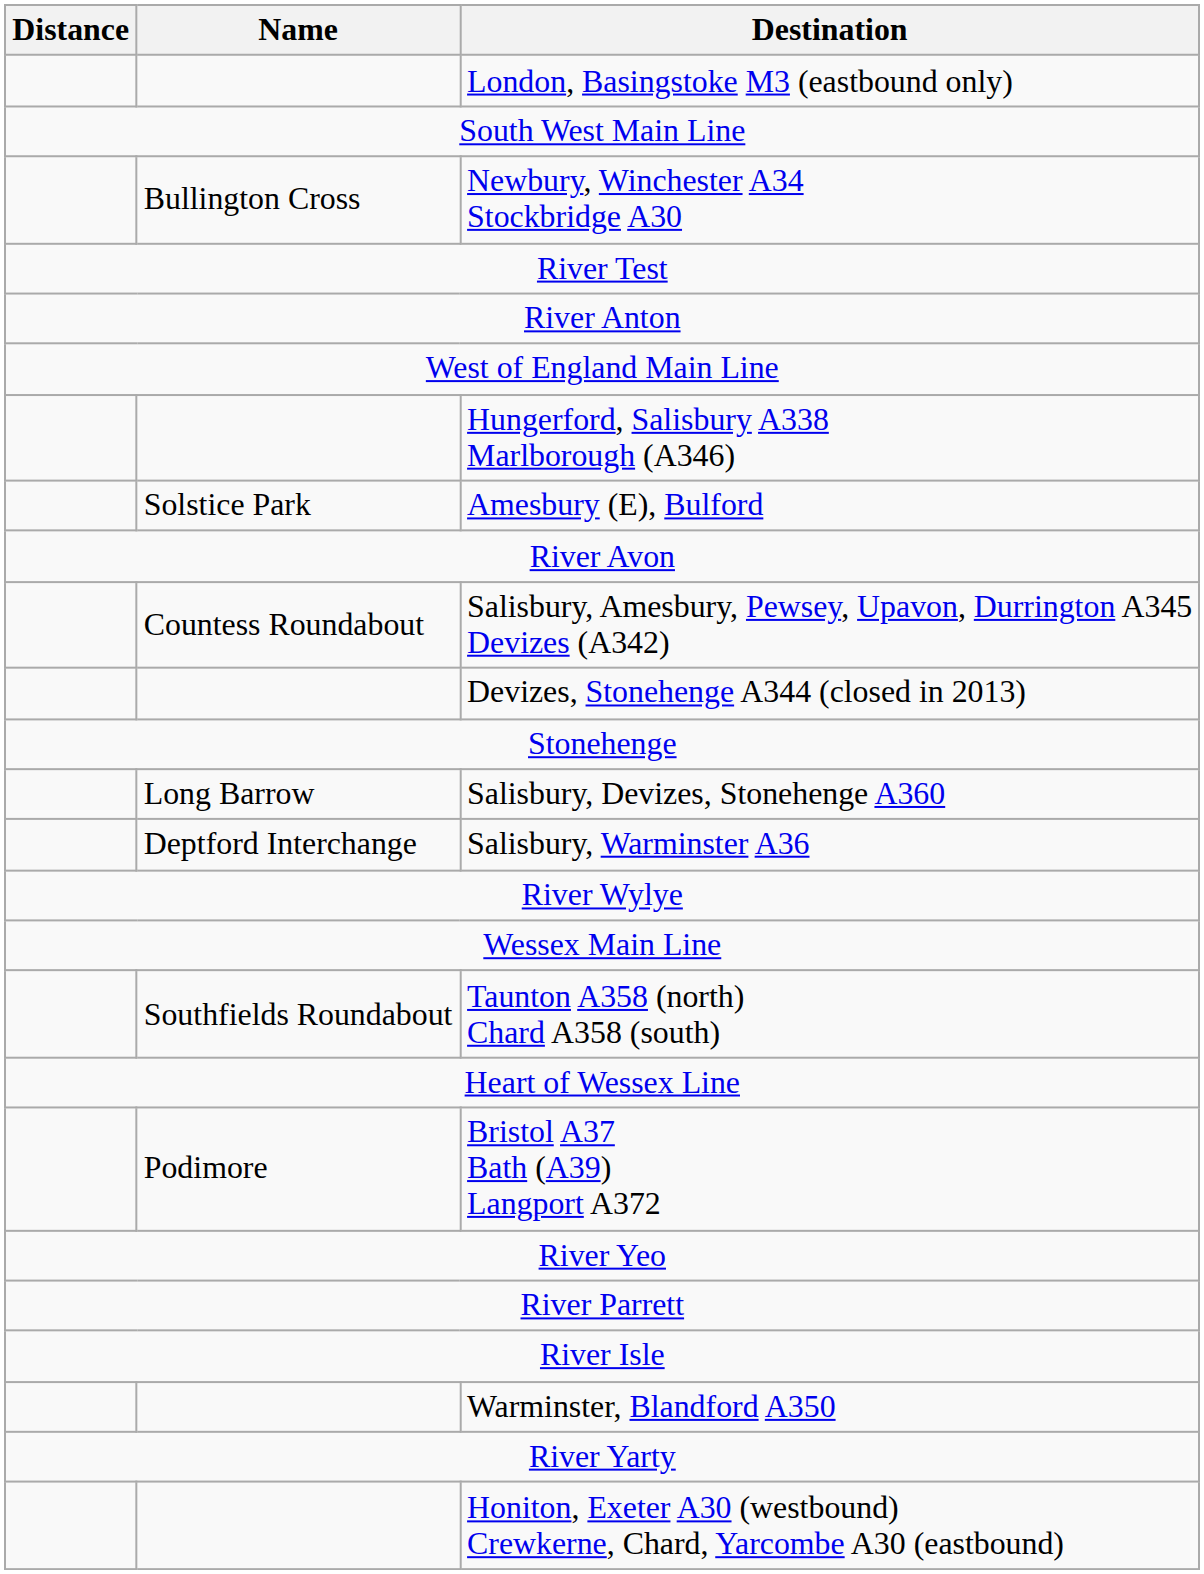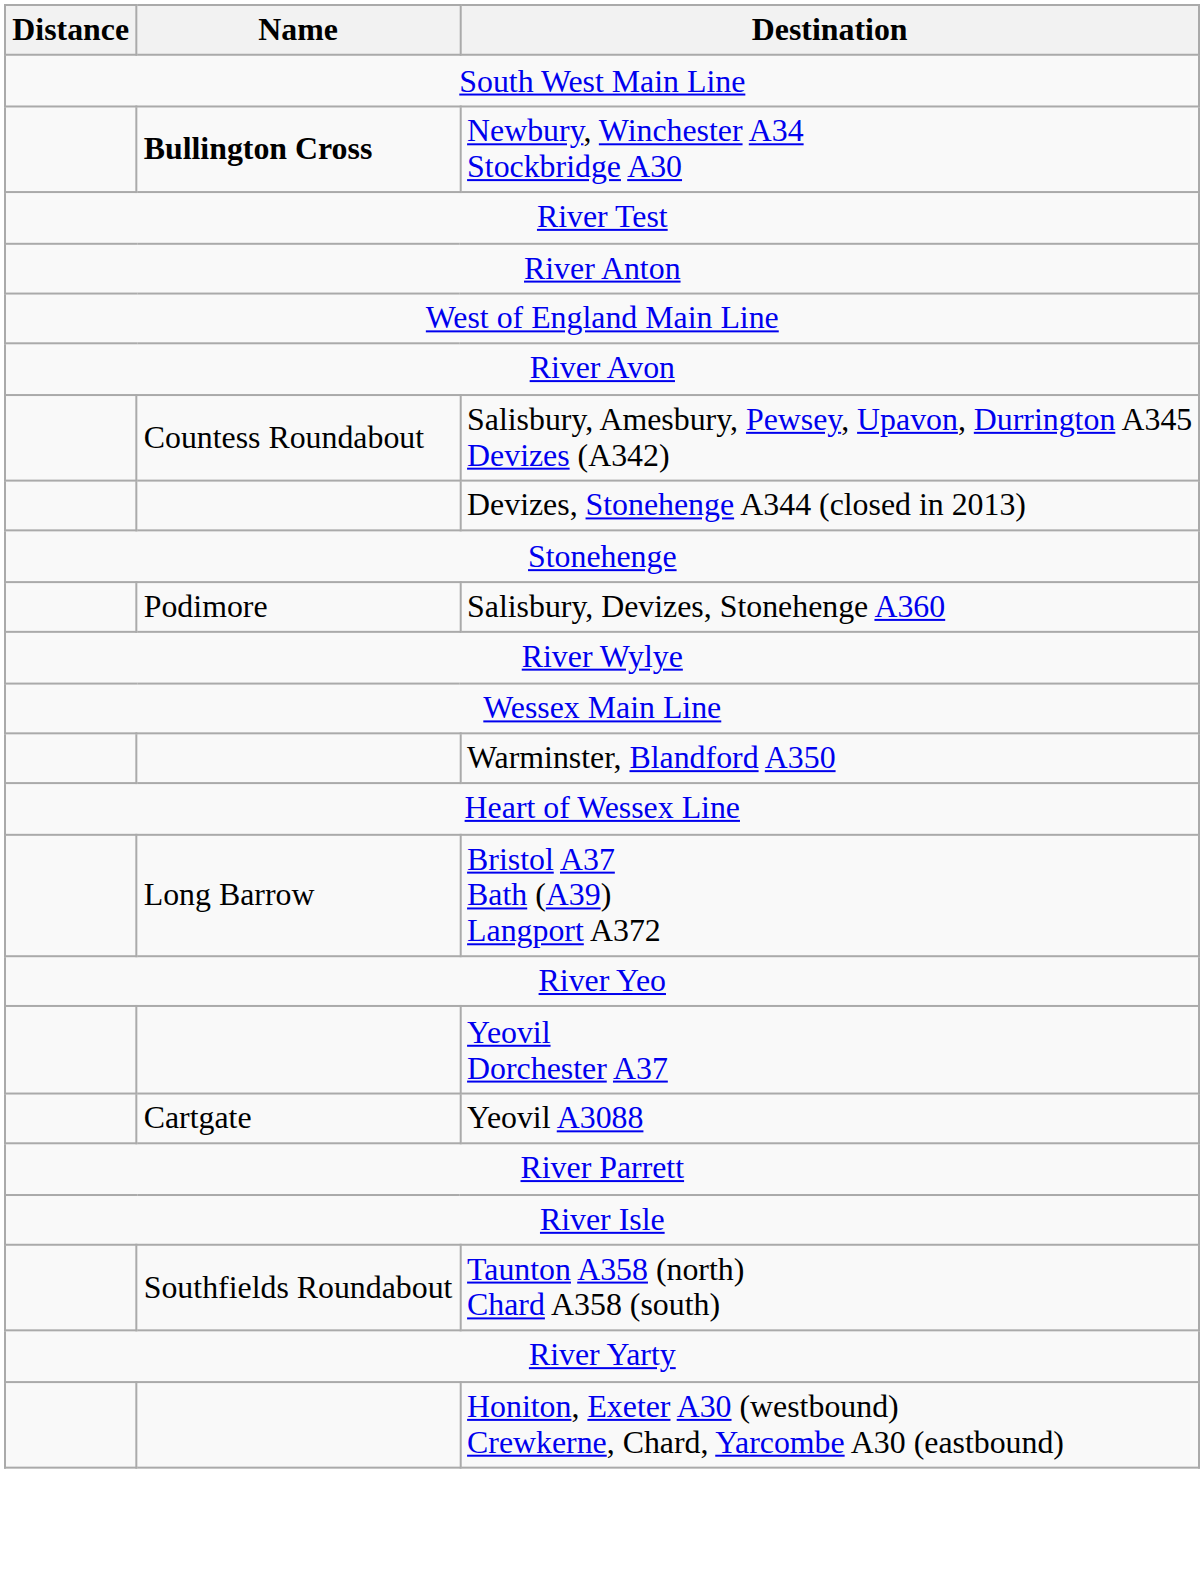- row: (740, 80)
(252, 199) normal -> (258, 148) bold
- row: (648, 436)
- row: (615, 505)
(229, 793) Long Barrow -> (206, 606) Podimore
- row: (638, 844)
rows swapped: (651, 1406) <-> (606, 1013)
(206, 1168) Podimore -> (229, 894) Long Barrow
+ row: (567, 1049)
+ row: (555, 1117)
